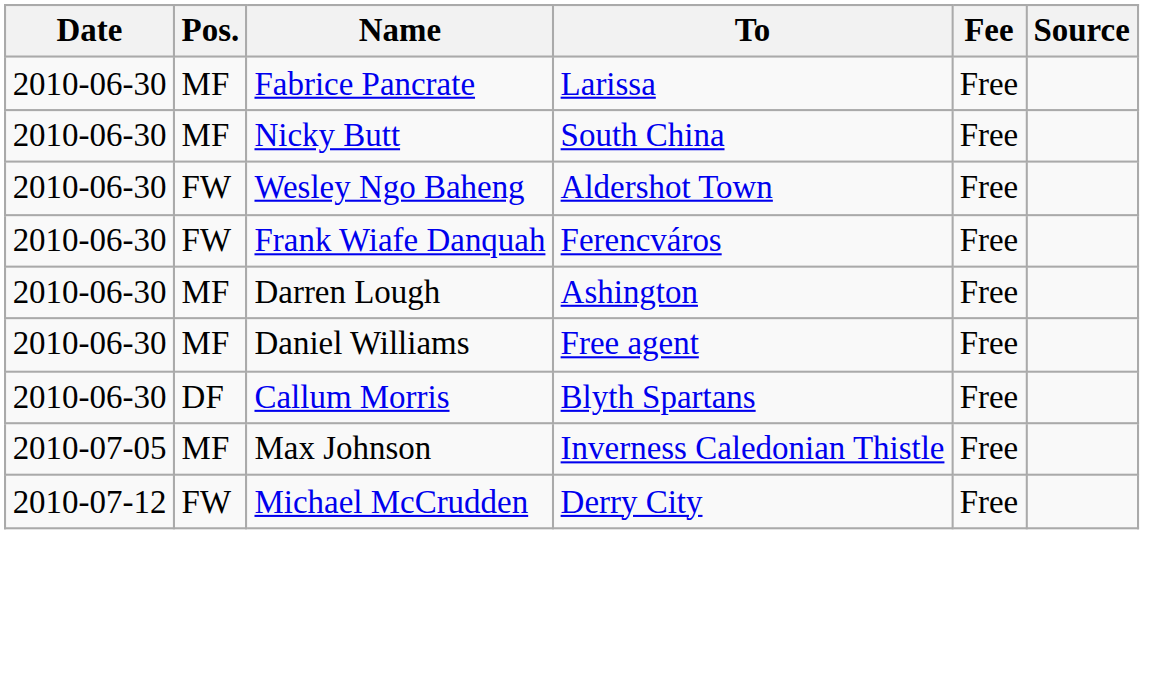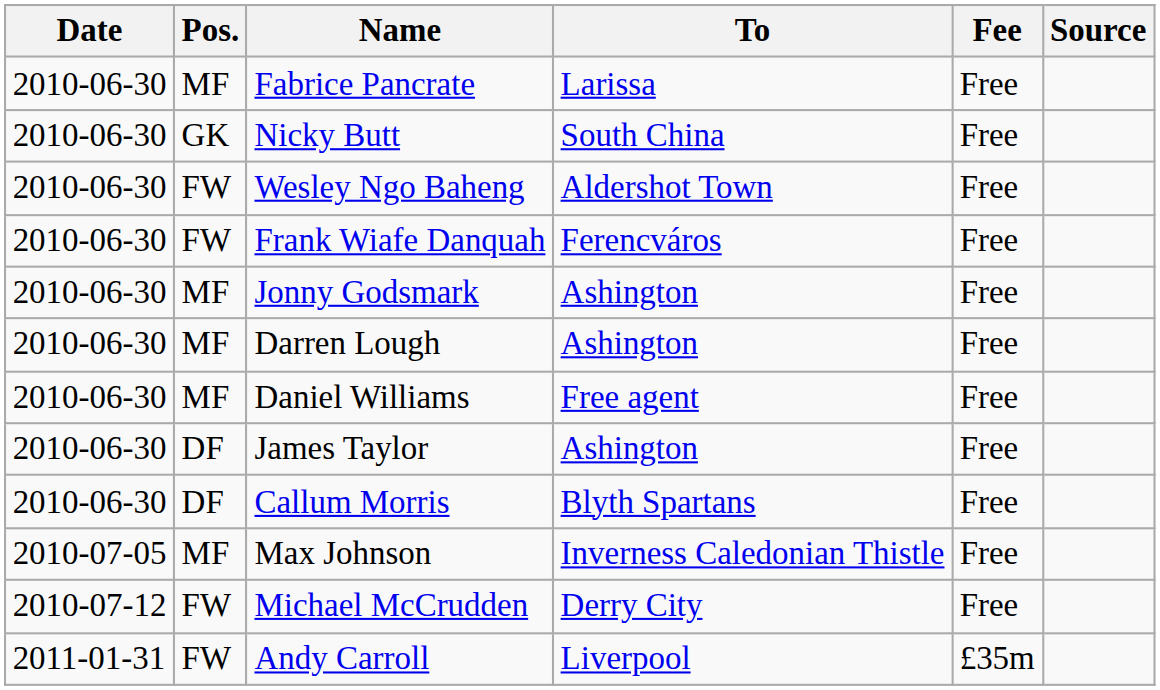(205, 135) MF -> (205, 135) GK
+ row: (367, 291)
+ row: (341, 448)
+ row: (342, 657)
